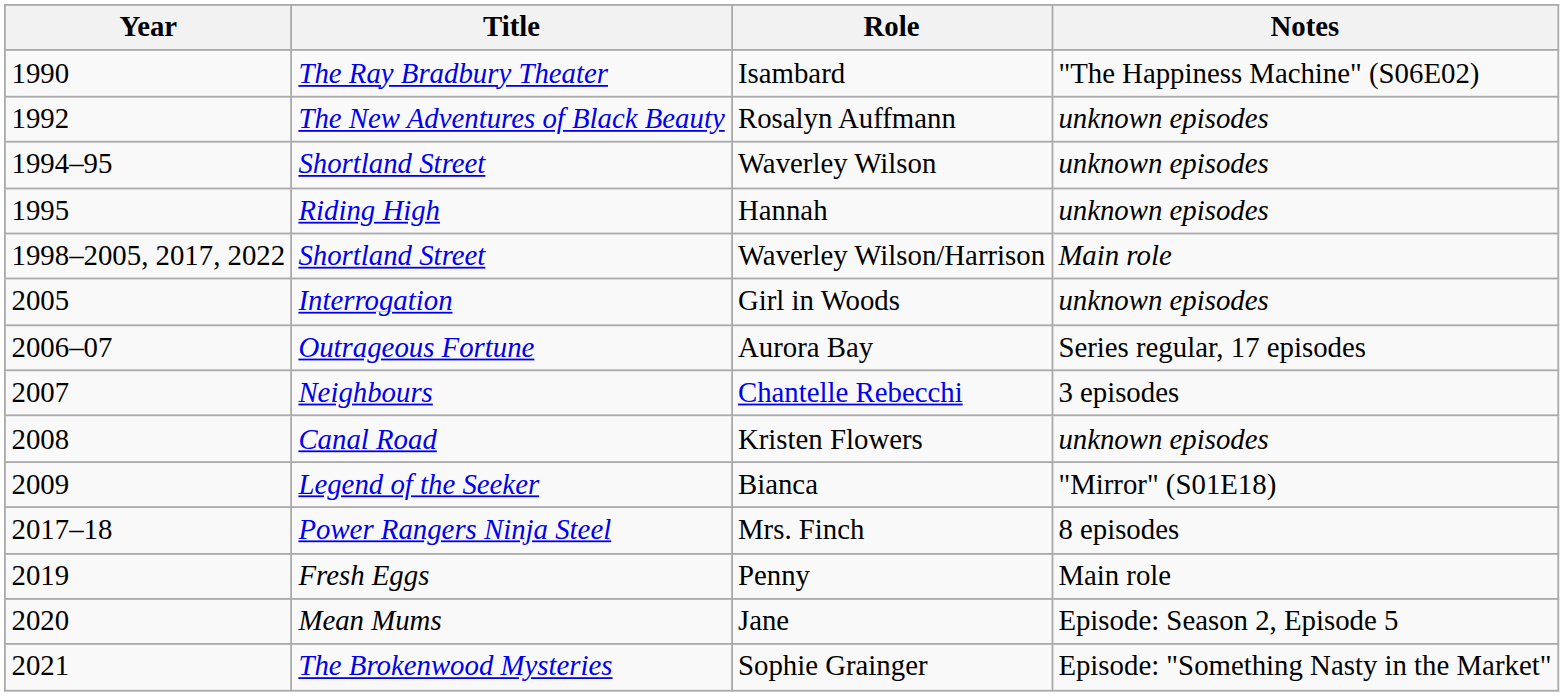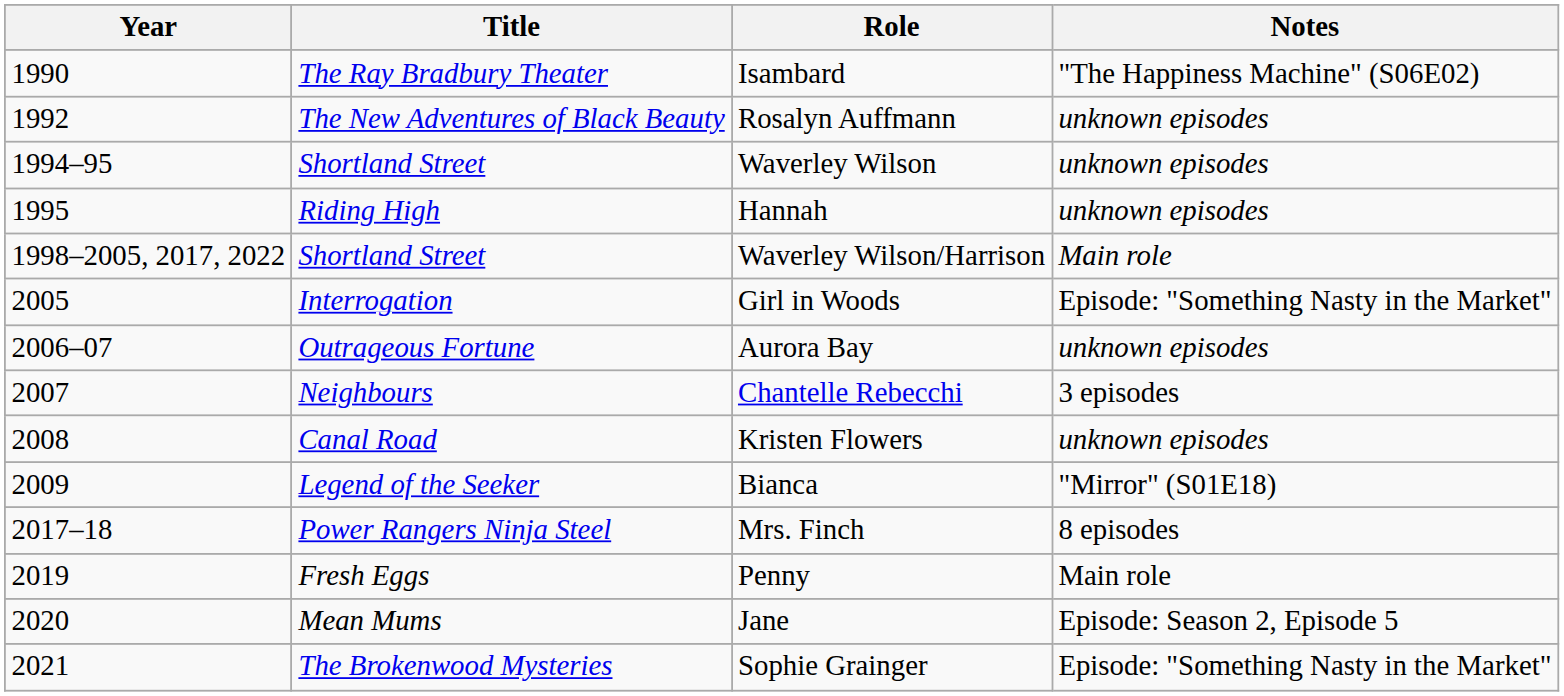(1164, 301) unknown episodes -> (1305, 301) Episode: "Something Nasty in the Market"
(1212, 347) Series regular, 17 episodes -> (1164, 347) unknown episodes
